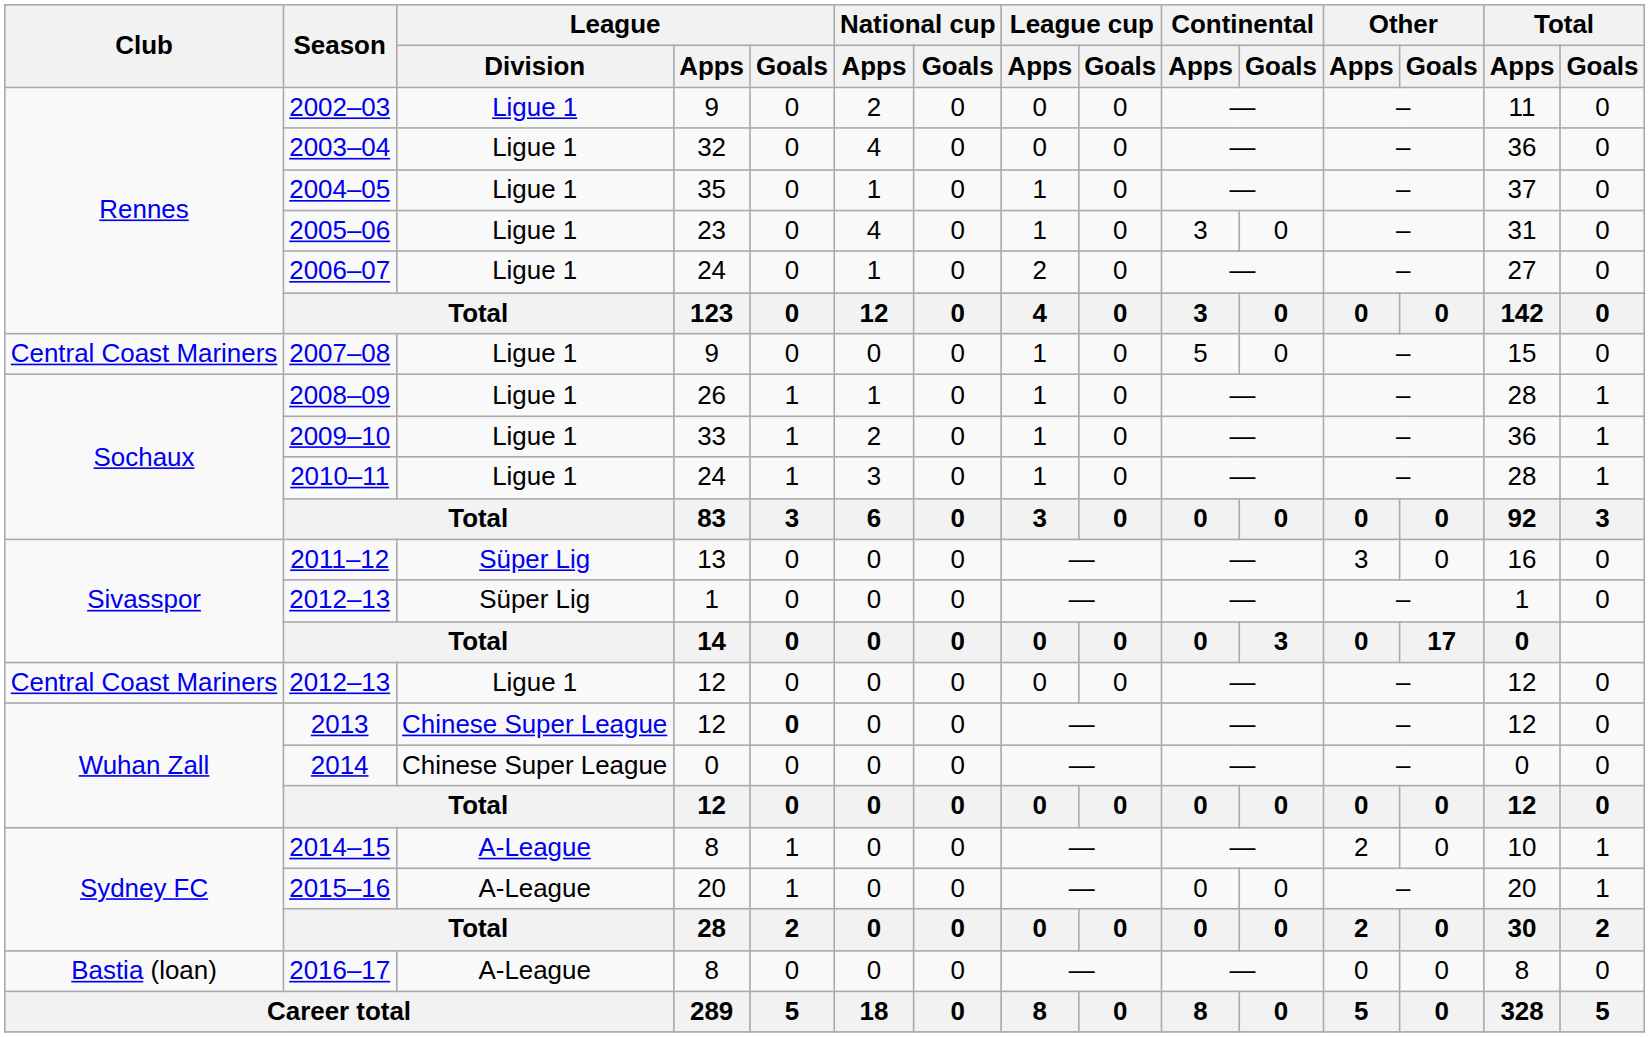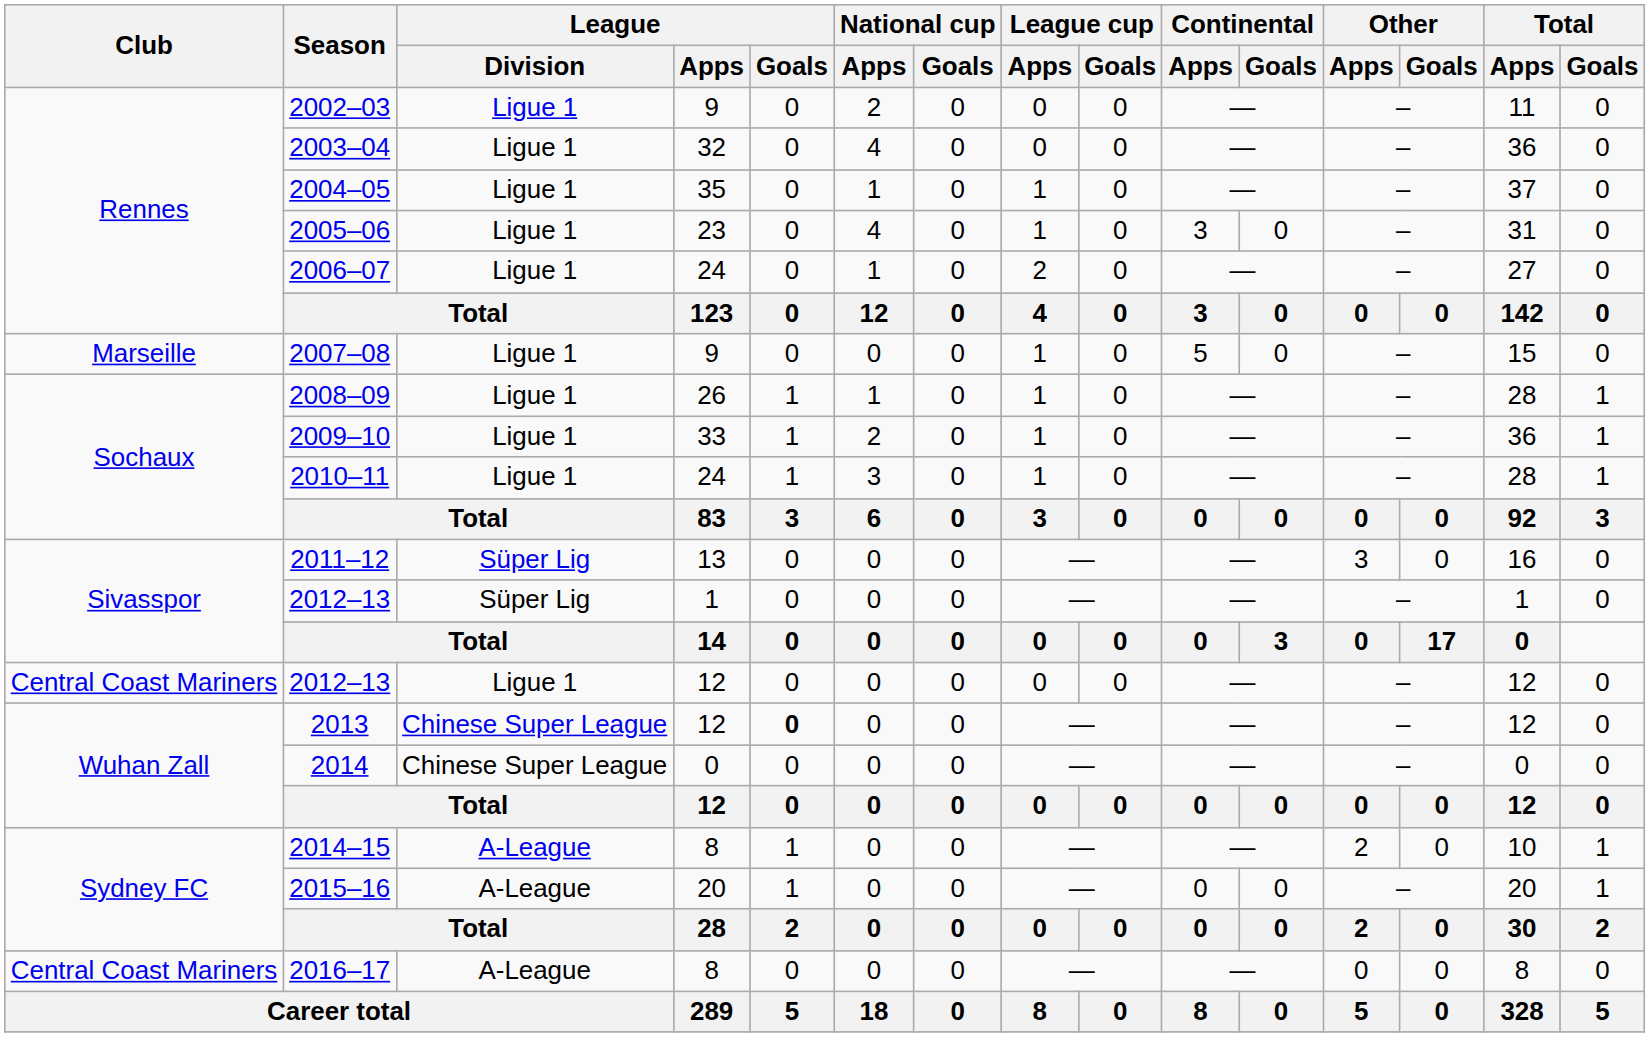(144, 353) Central Coast Mariners -> (144, 353) Marseille
(144, 970) Bastia (loan) -> (144, 970) Central Coast Mariners
